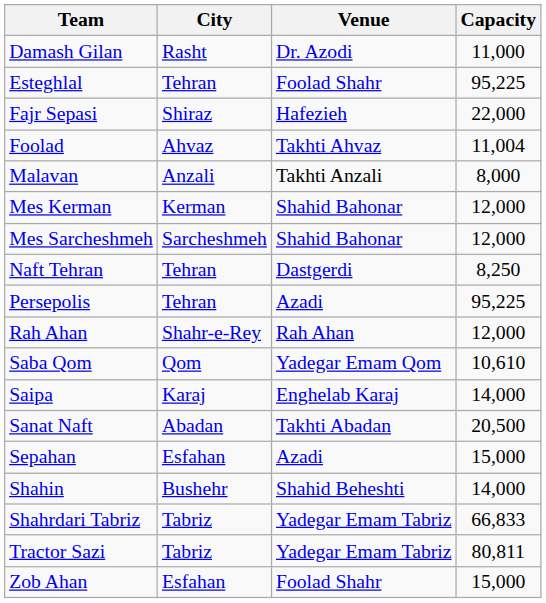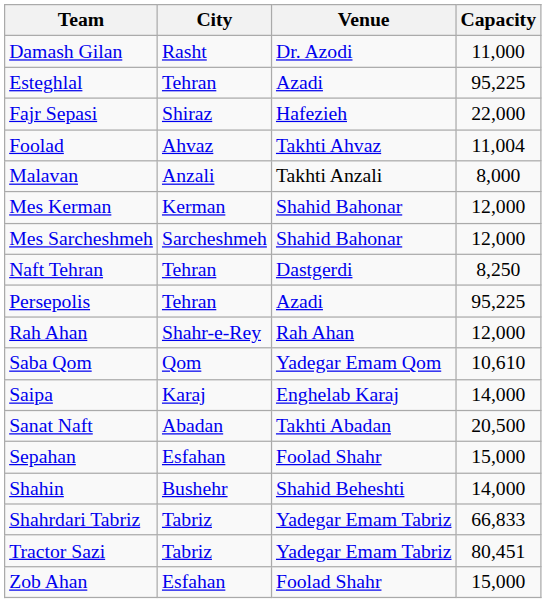(329, 82) Foolad Shahr -> (299, 82) Azadi
(299, 457) Azadi -> (329, 457) Foolad Shahr
(498, 550) 80,811 -> (498, 550) 80,451
